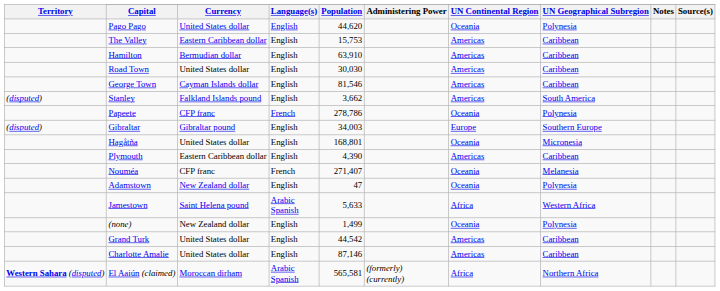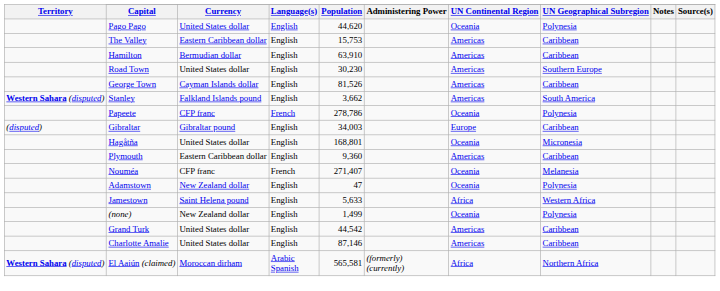(350, 70) 30,030 -> (350, 70) 30,230
(561, 70) Caribbean -> (572, 70) Southern Europe
(350, 84) 81,546 -> (350, 84) 81,526
(24, 99) (disputed) -> (55, 99) Western Sahara (disputed)
(572, 128) Southern Europe -> (561, 128) Caribbean
(352, 157) 4,390 -> (352, 157) 9,360
(285, 205) Arabic Spanish -> (284, 200) English
